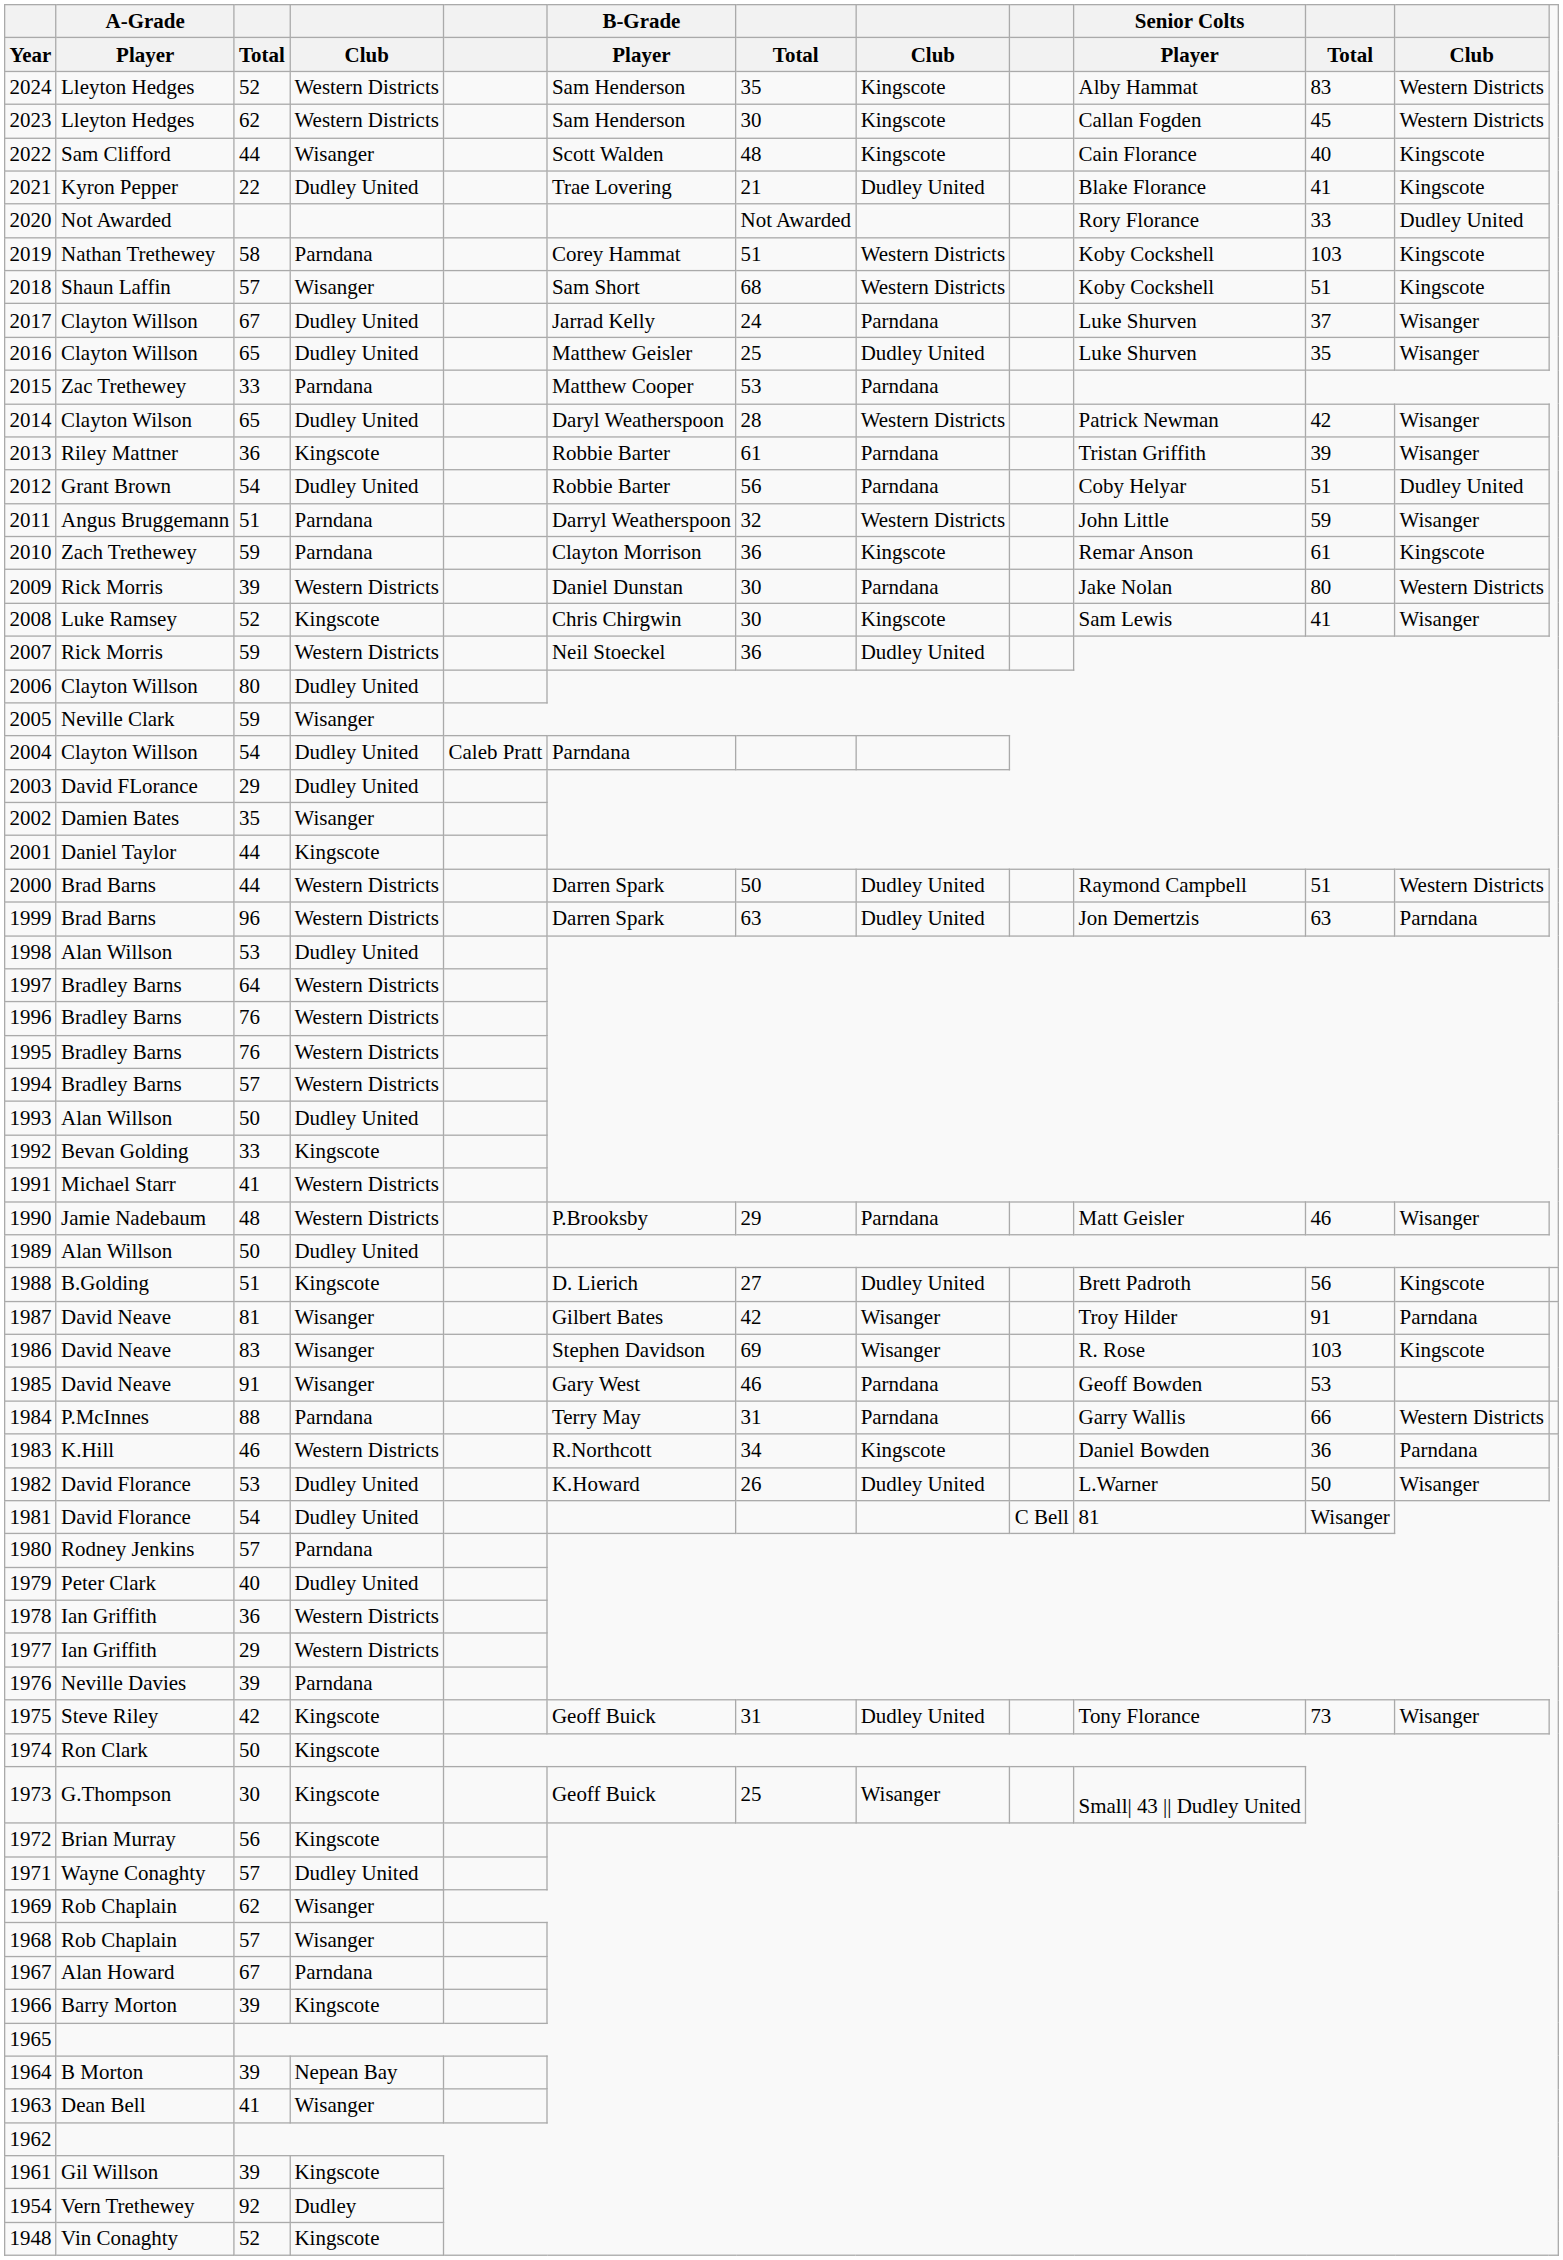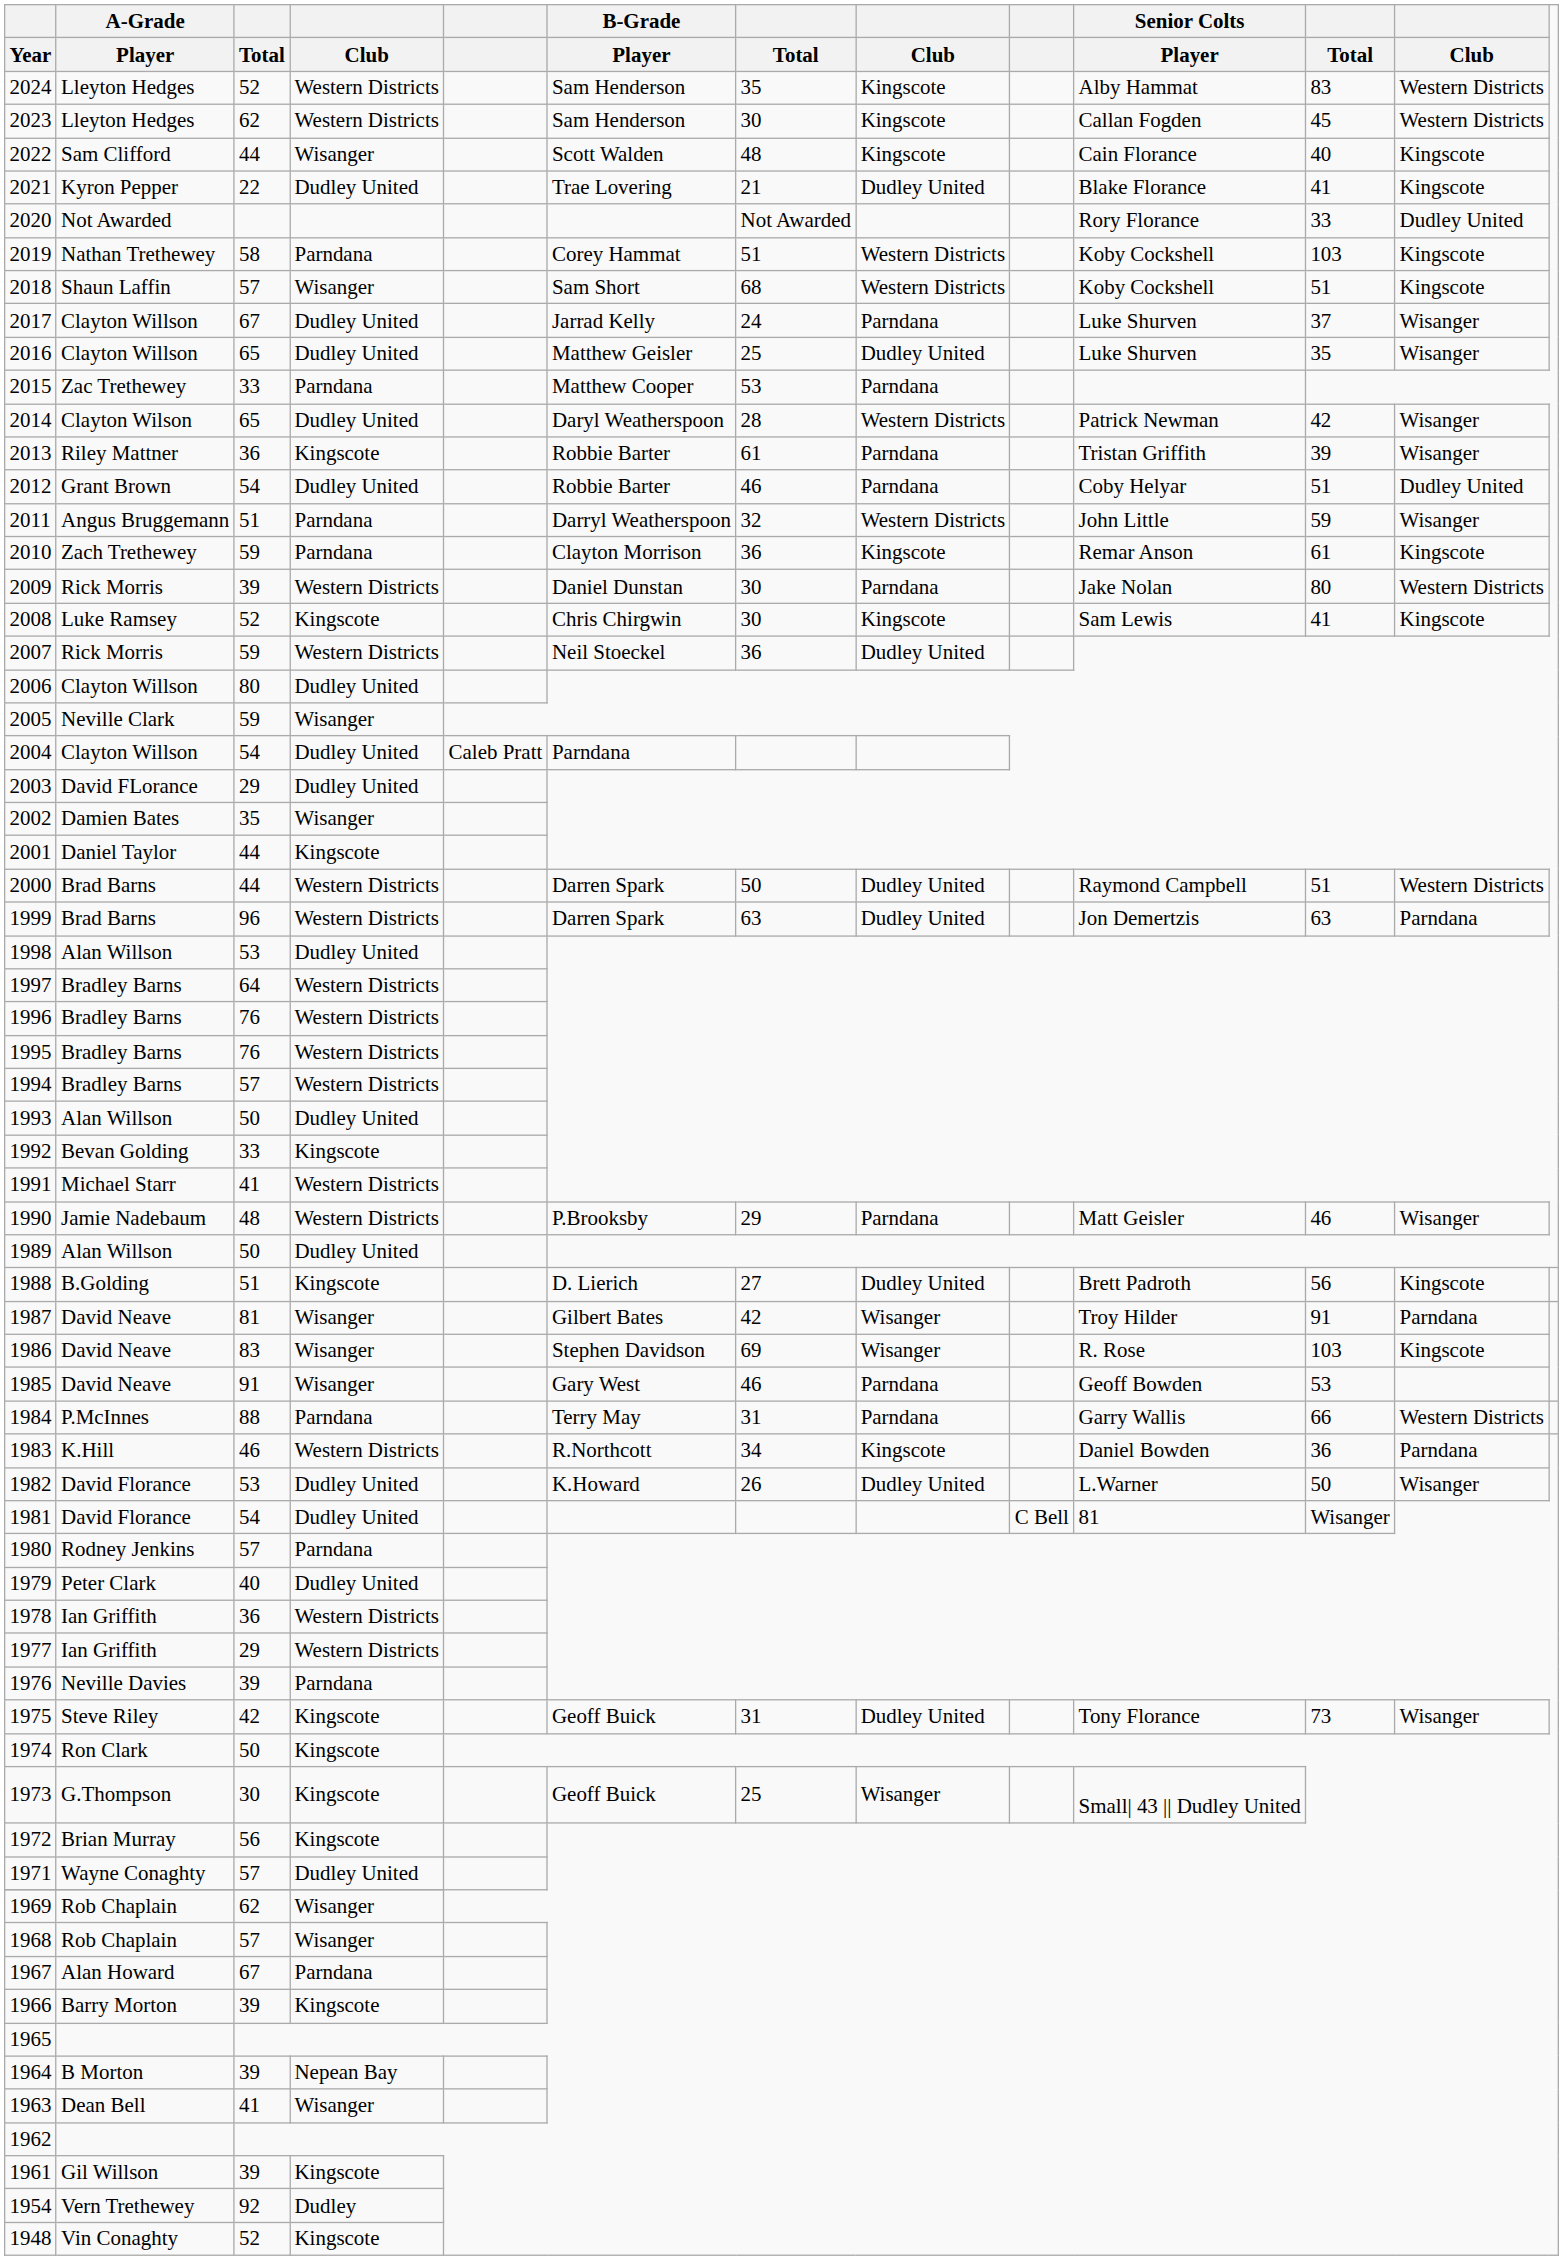(751, 486) 56 -> (751, 486) 46
(1439, 619) Wisanger -> (1442, 619) Kingscote
